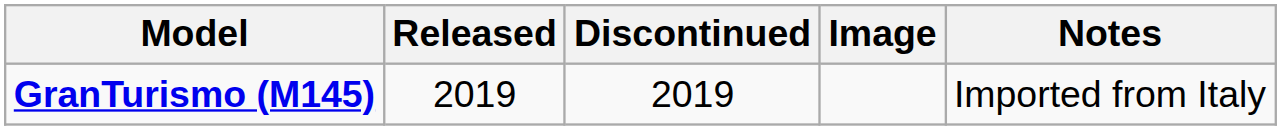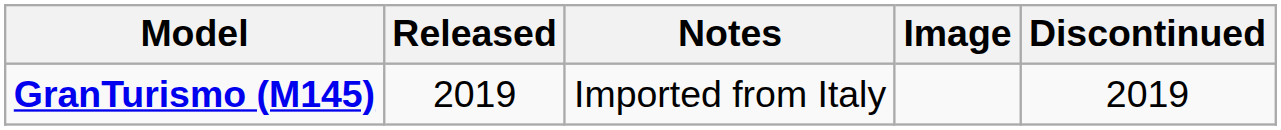columns swapped: (693, 34) <-> (1110, 34)
